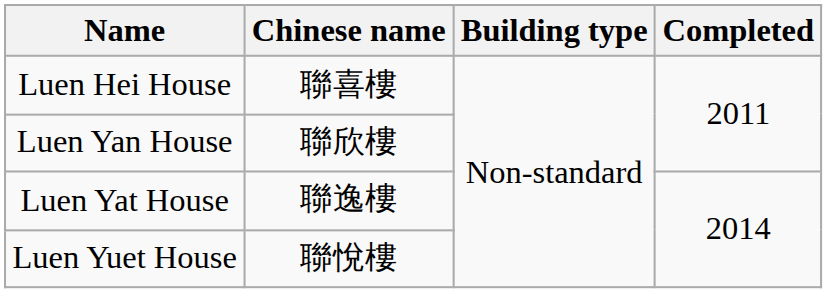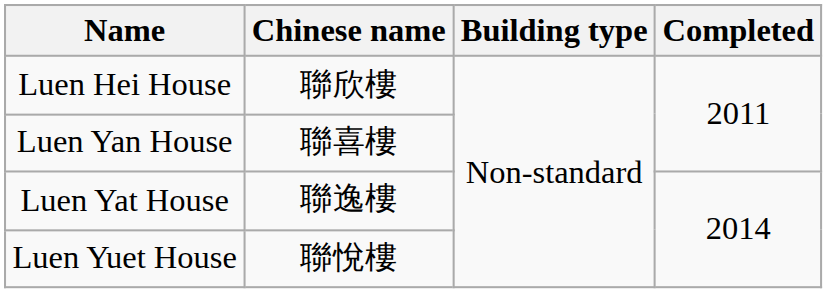(349, 83) 聯喜樓 -> (349, 83) 聯欣樓
(349, 141) 聯欣樓 -> (349, 141) 聯喜樓
